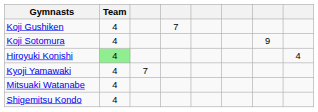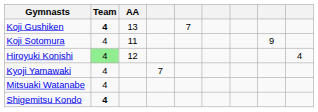+ column: (133, 12)
(115, 27) normal -> (105, 27) bold
(115, 100) normal -> (105, 100) bold
